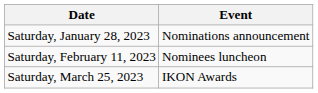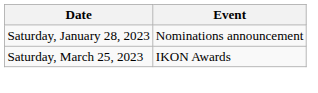- row: (82, 56)
